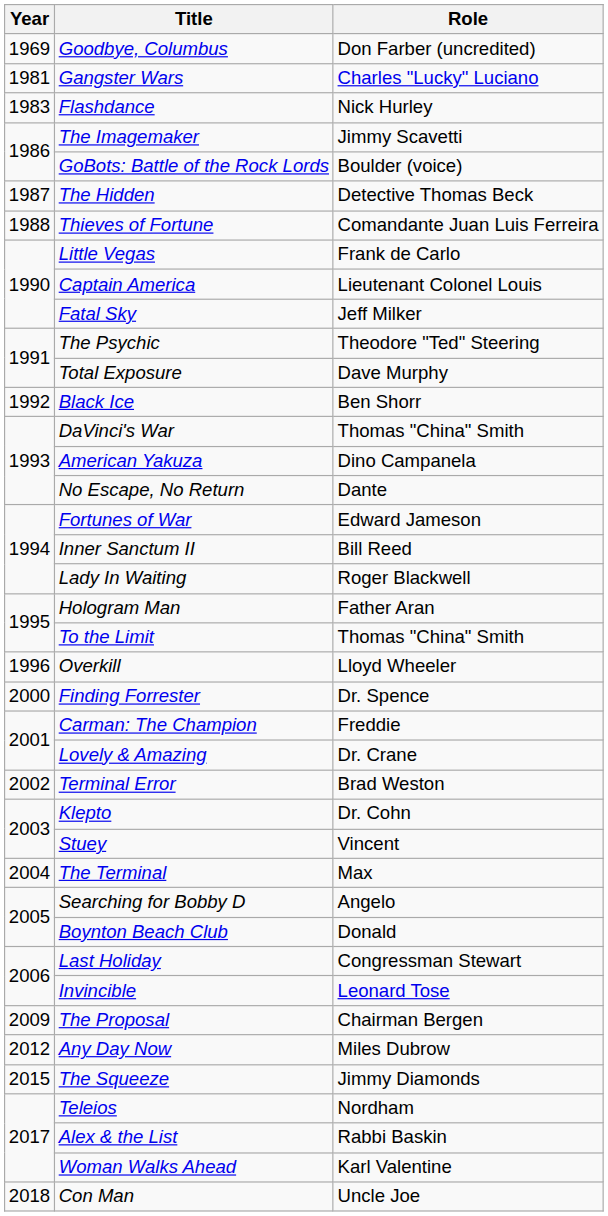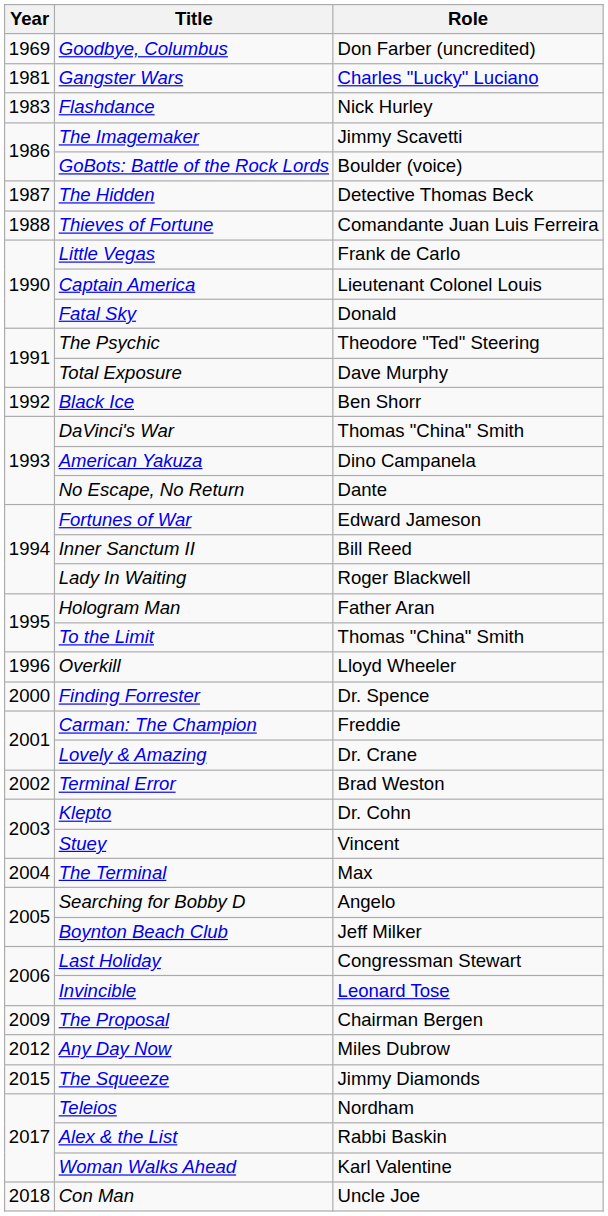(380, 313) Jeff Milker -> (367, 313) Donald
(367, 931) Donald -> (380, 931) Jeff Milker
